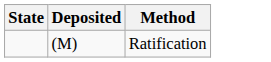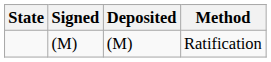+ column: (75, 17)
